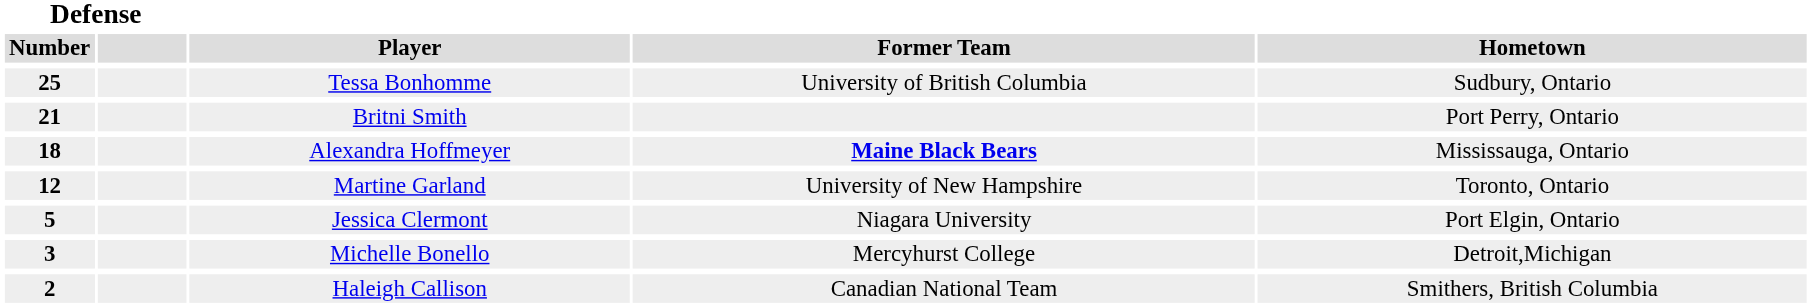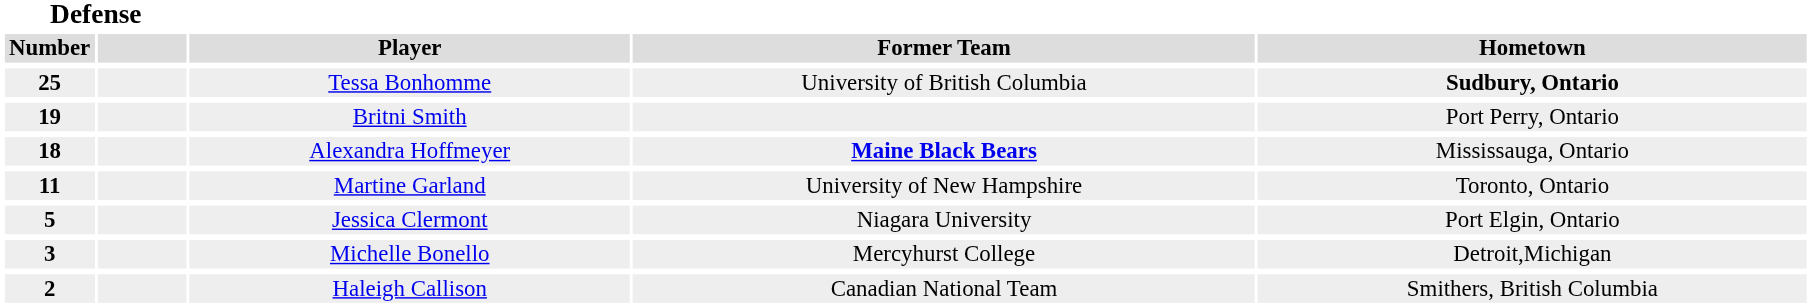(1532, 82) normal -> (1532, 82) bold
(50, 116) 21 -> (50, 116) 19
(50, 185) 12 -> (50, 185) 11
